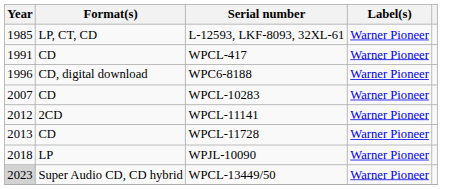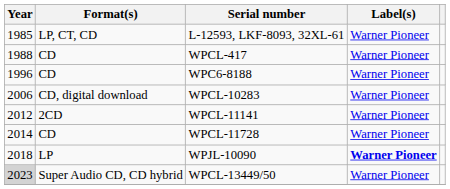(20, 54) 1991 -> (20, 54) 1988
(93, 74) CD, digital download -> (47, 74) CD
(20, 94) 2007 -> (20, 94) 2006
(47, 94) CD -> (93, 94) CD, digital download
(20, 134) 2013 -> (20, 134) 2014
(390, 154) normal -> (393, 154) bold
